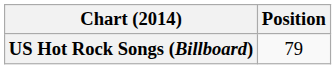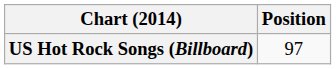(294, 48) 79 -> (294, 48) 97
